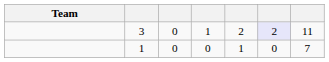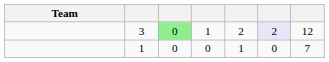(175, 31) no background -> (175, 31) lightgreen background
(307, 31) 11 -> (307, 31) 12
